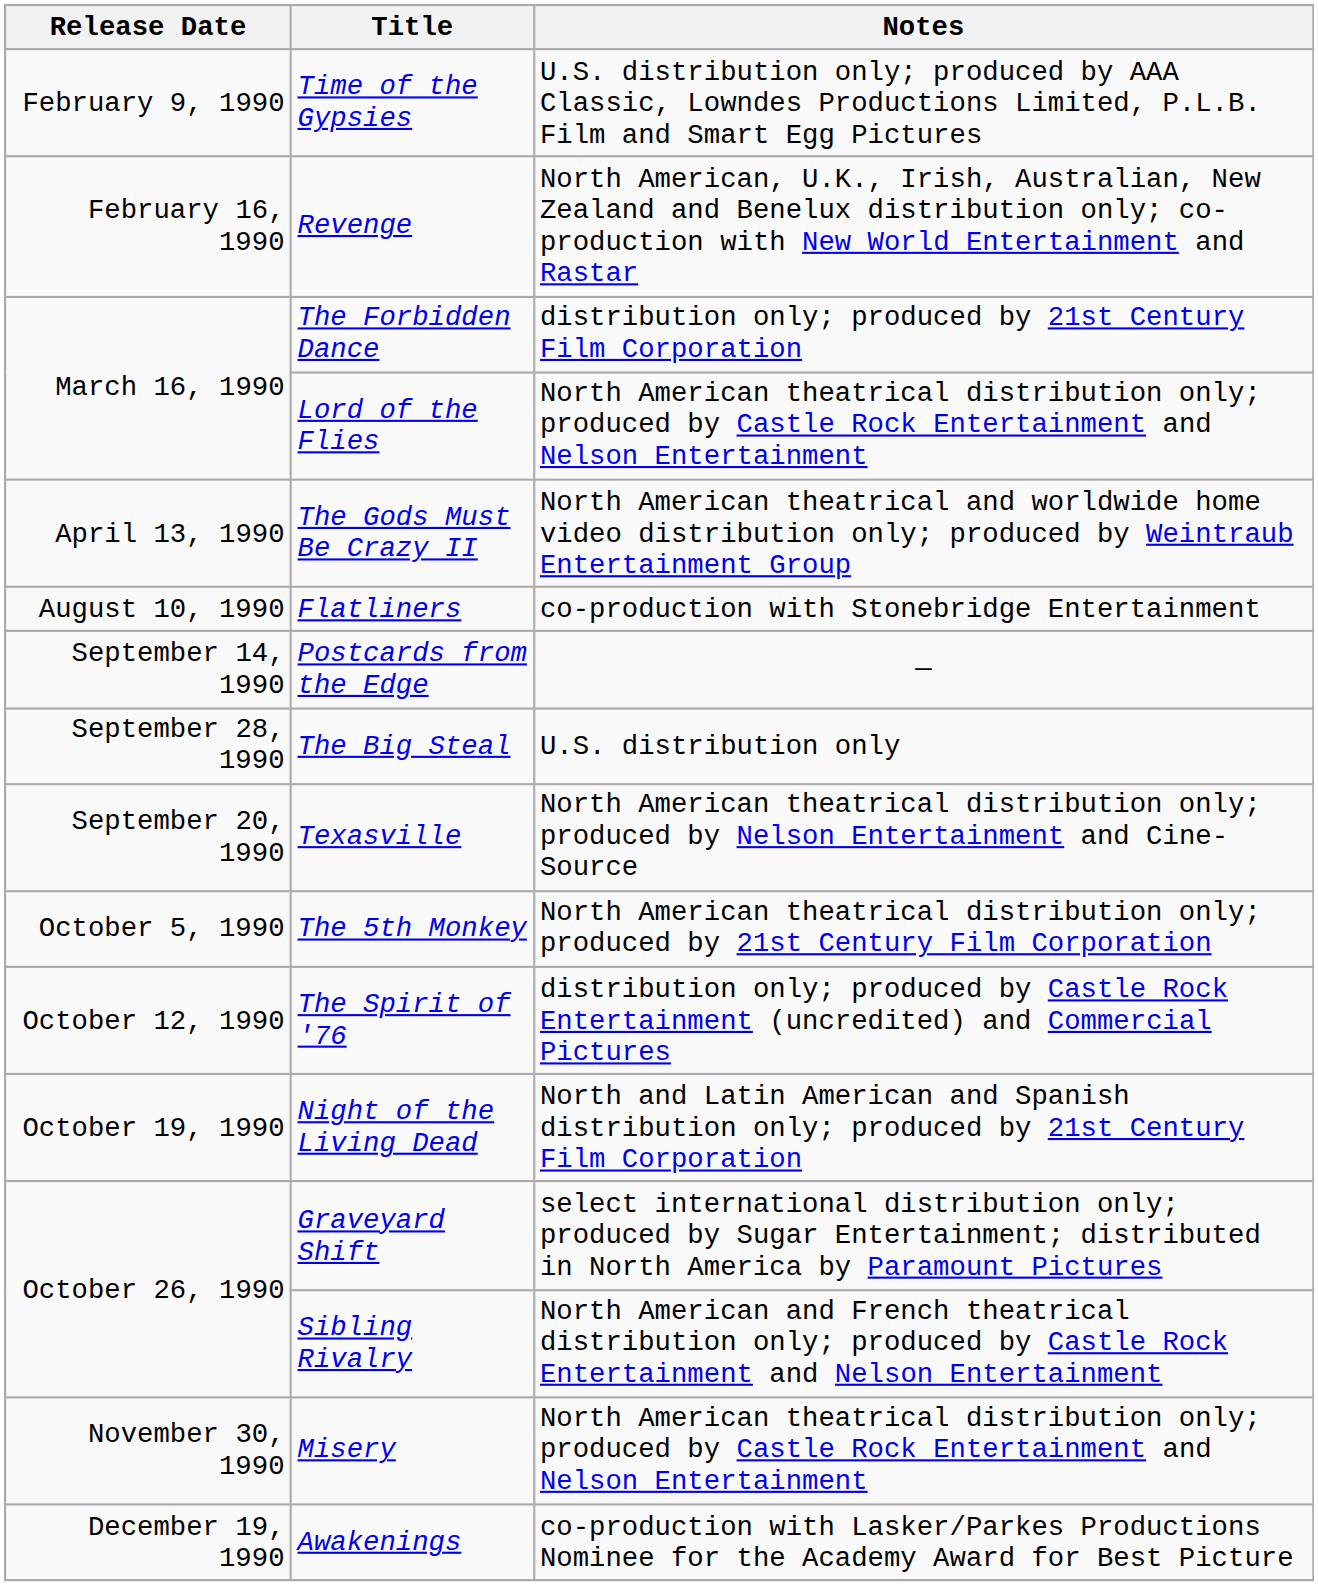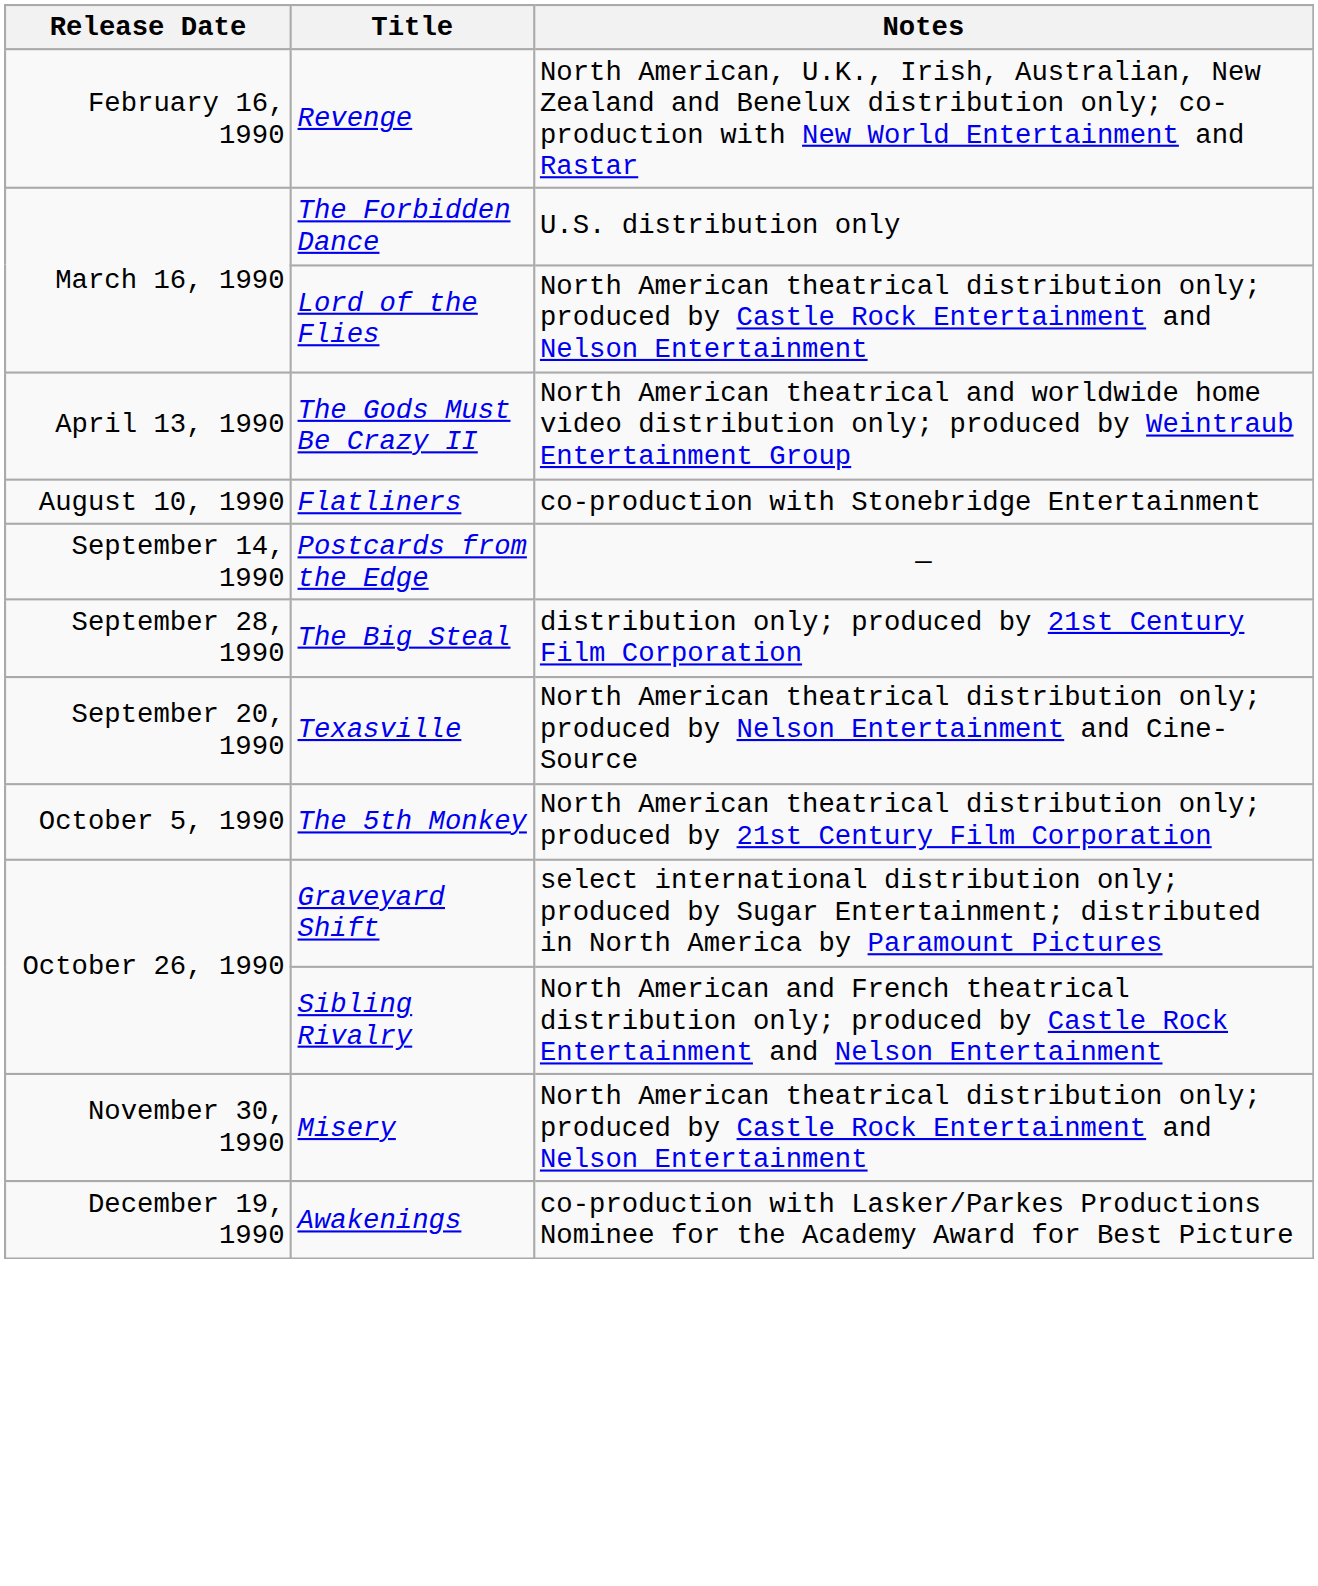- row: (388, 103)
(892, 334) distribution only; produced by 21st Century Film Corporation -> (720, 227) U.S. distribution only
(720, 745) U.S. distribution only -> (892, 638) distribution only; produced by 21st Century Film Corporation
- row: (404, 1021)
- row: (396, 1128)
